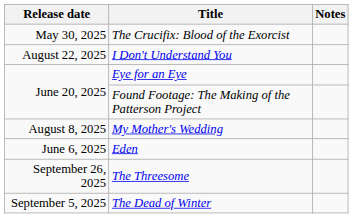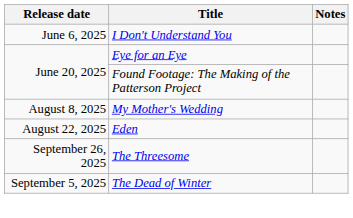- row: (201, 34)
(64, 54) August 22, 2025 -> (74, 34) June 6, 2025
(74, 149) June 6, 2025 -> (64, 128) August 22, 2025
